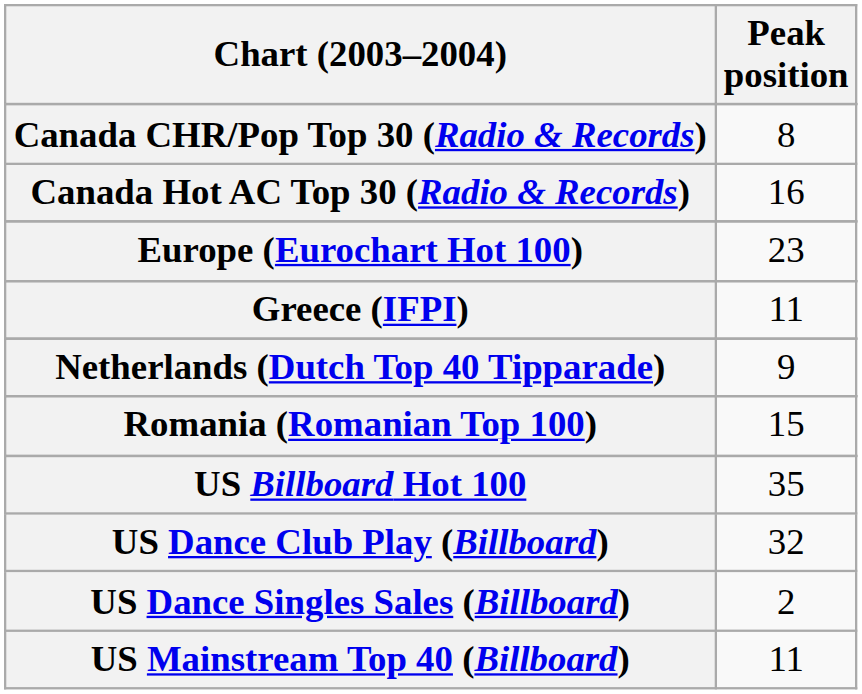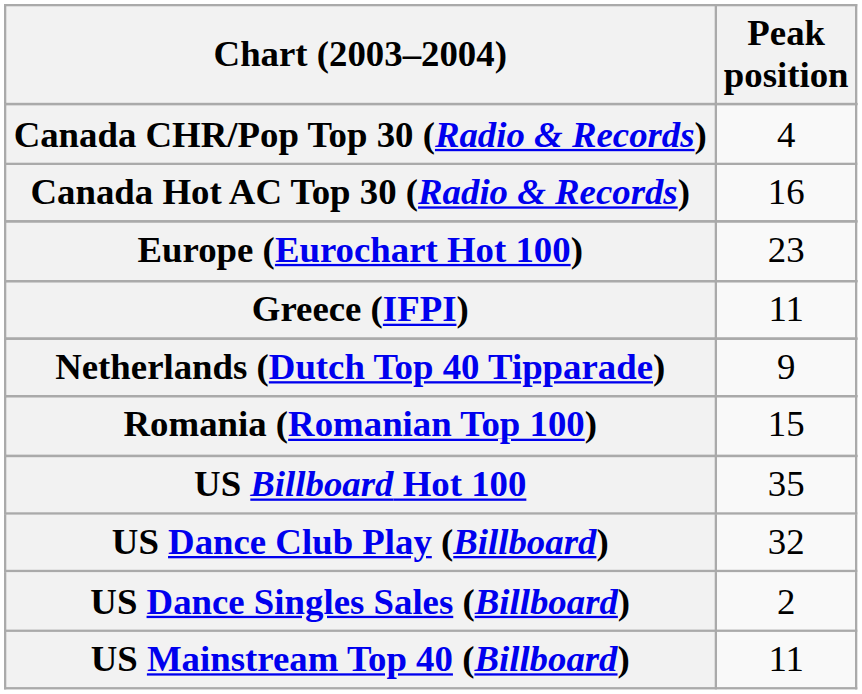(786, 133) 8 -> (786, 133) 4
